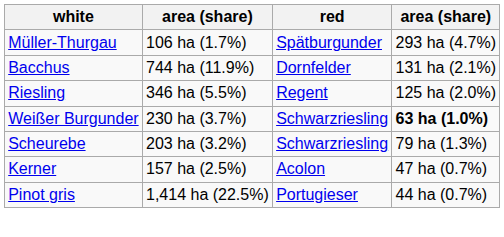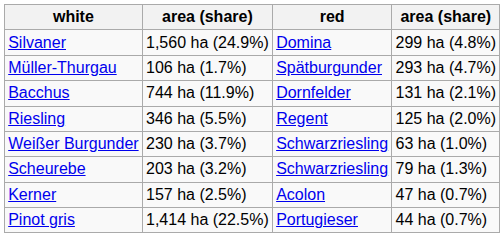+ row: (37, 42)
(442, 118) bold -> (441, 144) normal
